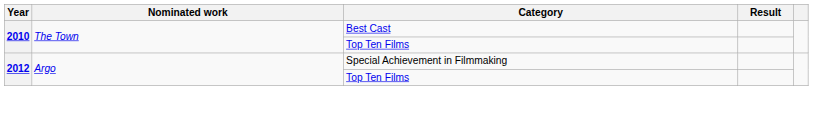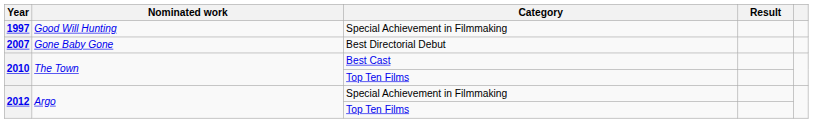+ row: (18, 28)
+ row: (18, 45)
